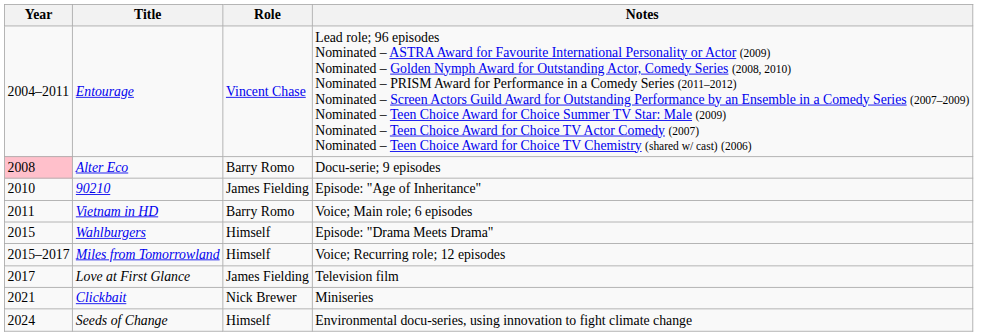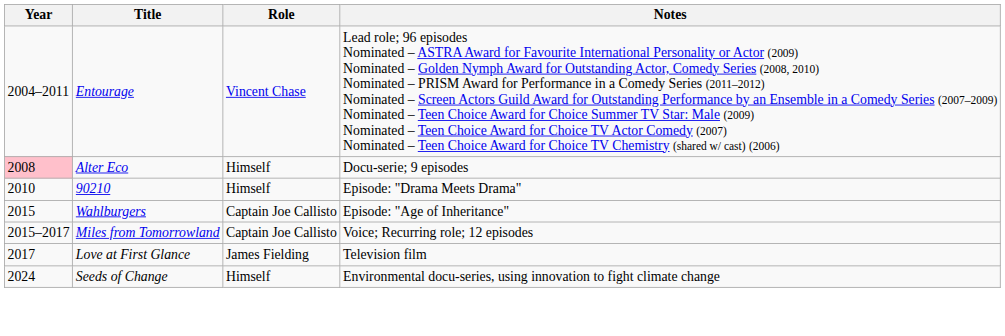(260, 167) Barry Romo -> (248, 167) Himself
(267, 189) James Fielding -> (248, 189) Himself
(398, 189) Episode: "Age of Inheritance" -> (432, 189) Episode: "Drama Meets Drama"
- row: (117, 211)
(248, 232) Himself -> (281, 211) Captain Joe Callisto
(404, 232) Episode: "Drama Meets Drama" -> (426, 211) Episode: "Age of Inheritance"
(248, 254) Himself -> (281, 232) Captain Joe Callisto
- row: (101, 298)
